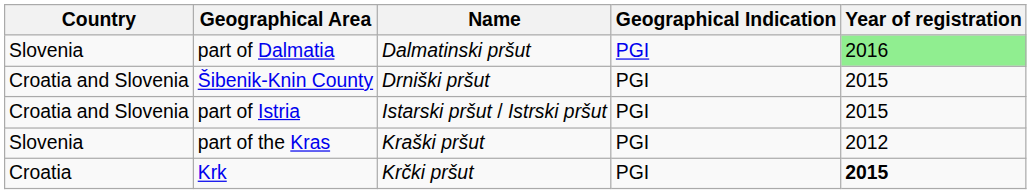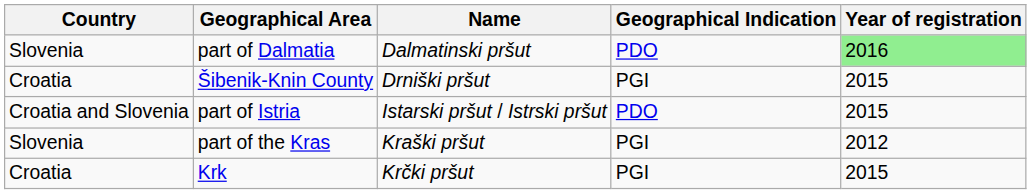(633, 50) PGI -> (637, 50) PDO
(99, 81) Croatia and Slovenia -> (40, 81) Croatia
(633, 111) PGI -> (637, 111) PDO
(867, 173) bold -> (867, 173) normal
